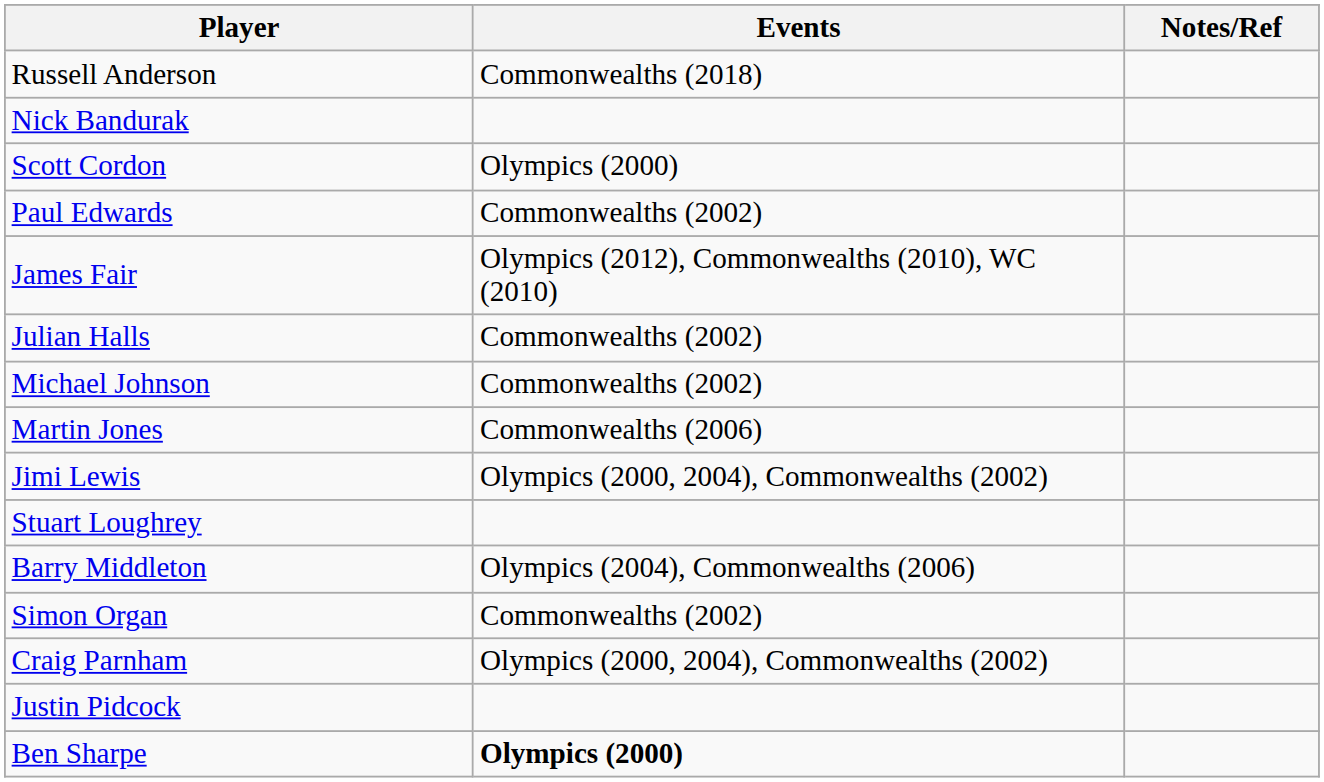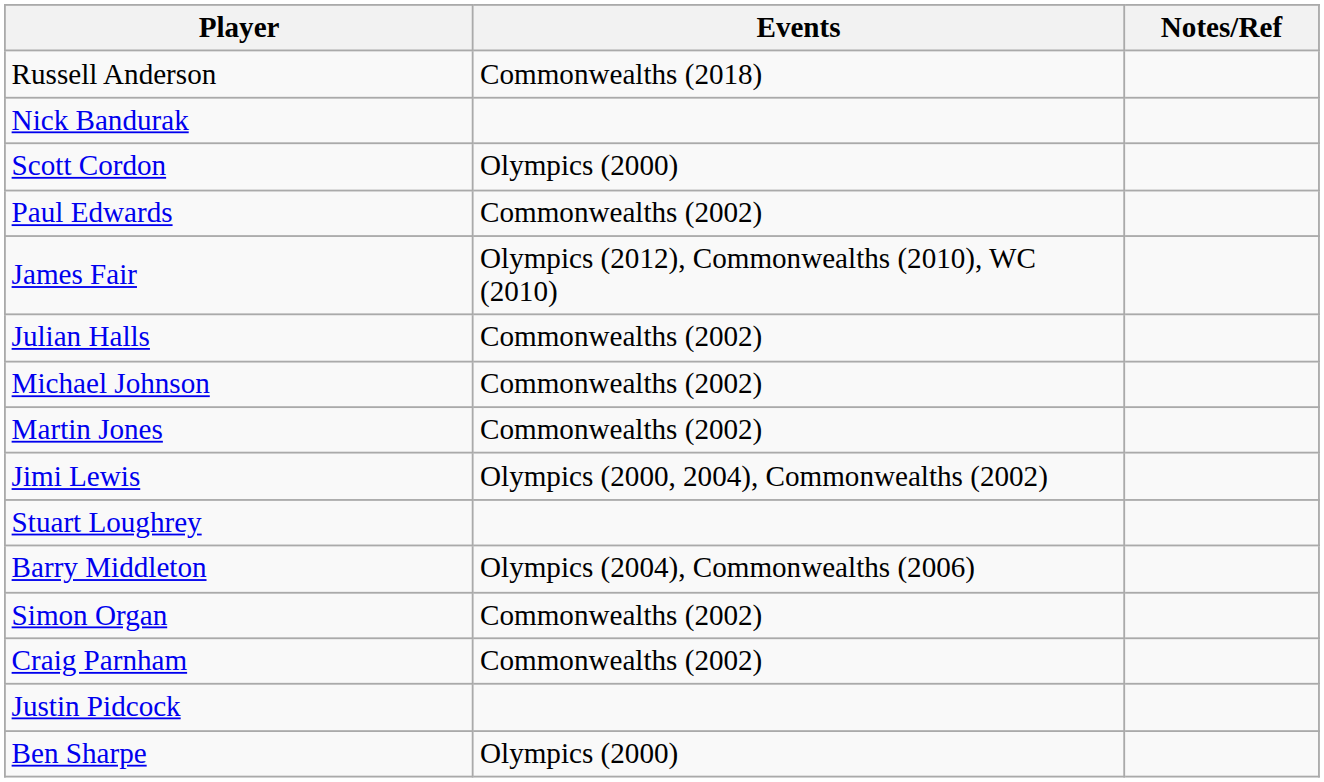(621, 429) Commonwealths (2006) -> (621, 429) Commonwealths (2002)
(764, 660) Olympics (2000, 2004), Commonwealths (2002) -> (621, 660) Commonwealths (2002)
(582, 753) bold -> (579, 753) normal
